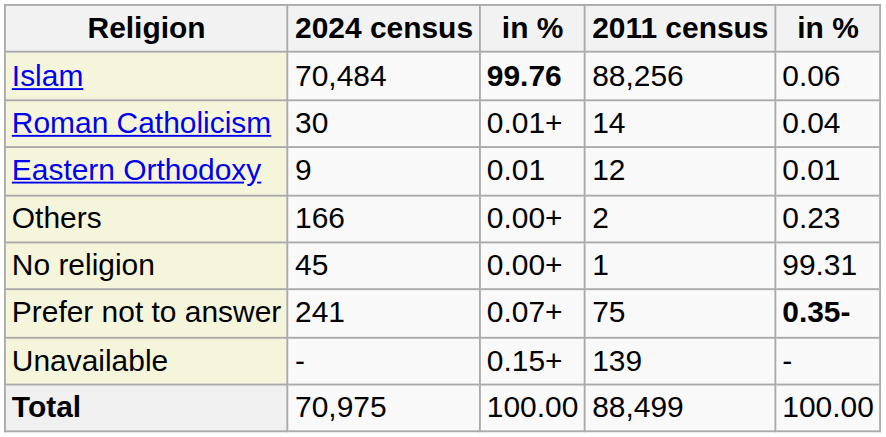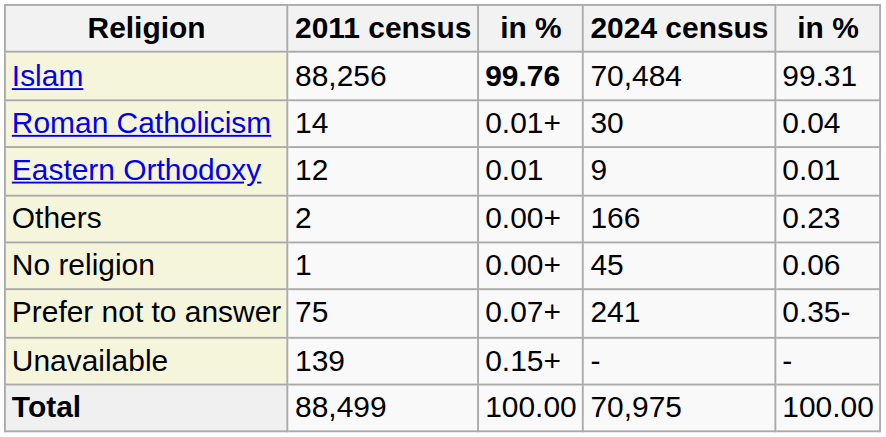columns swapped: (680, 28) <-> (384, 28)
(811, 75) 0.06 -> (820, 75) 99.31
(820, 265) 99.31 -> (811, 265) 0.06
(816, 312) bold -> (816, 312) normal
